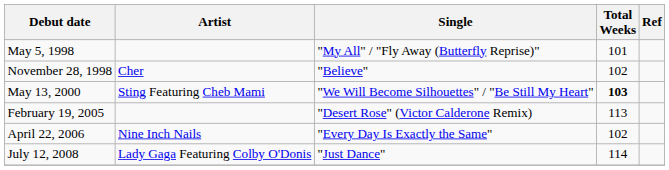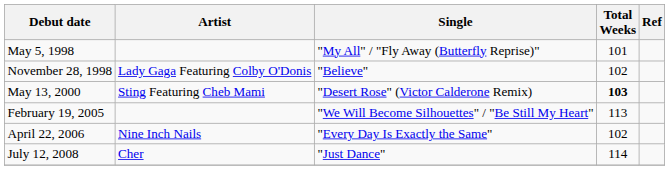(131, 71) Cher -> (215, 71) Lady Gaga Featuring Colby O'Donis
(455, 92) "We Will Become Silhouettes" / "Be Still My Heart" -> (425, 92) "Desert Rose" (Victor Calderone Remix)
(425, 112) "Desert Rose" (Victor Calderone Remix) -> (455, 112) "We Will Become Silhouettes" / "Be Still My Heart"
(215, 154) Lady Gaga Featuring Colby O'Donis -> (131, 154) Cher
